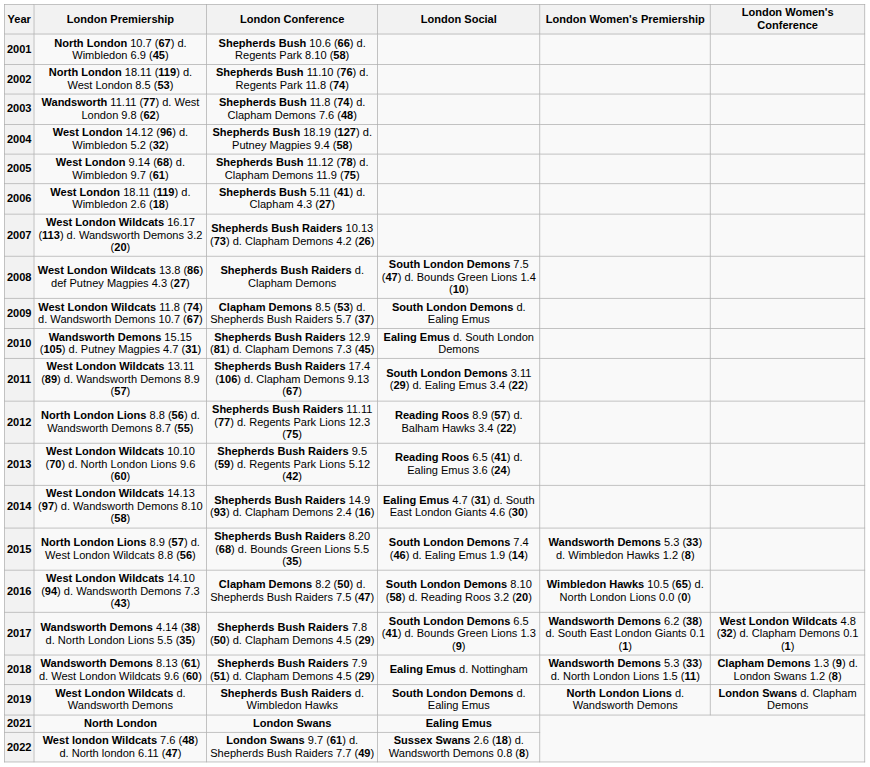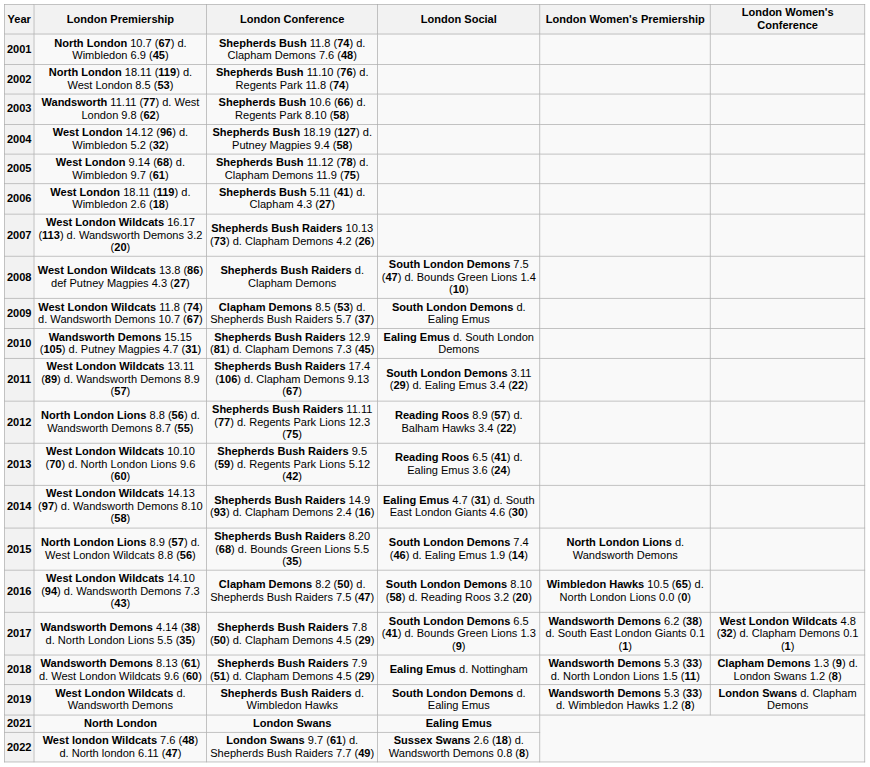(292, 49) Shepherds Bush 10.6 (66) d. Regents Park 8.10 (58) -> (292, 49) Shepherds Bush 11.8 (74) d. Clapham Demons 7.6 (48)
(292, 109) Shepherds Bush 11.8 (74) d. Clapham Demons 7.6 (48) -> (292, 109) Shepherds Bush 10.6 (66) d. Regents Park 8.10 (58)
(625, 549) Wandsworth Demons 5.3 (33) d. Wimbledon Hawks 1.2 (8) -> (625, 549) North London Lions d. Wandsworth Demons
(625, 699) North London Lions d. Wandsworth Demons -> (625, 699) Wandsworth Demons 5.3 (33) d. Wimbledon Hawks 1.2 (8)
